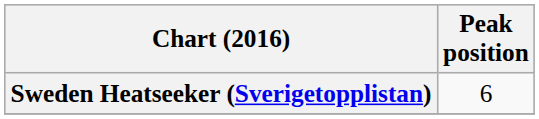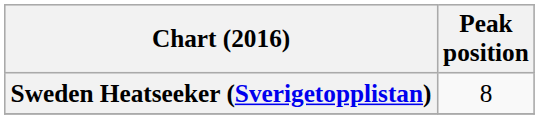(486, 93) 6 -> (486, 93) 8
